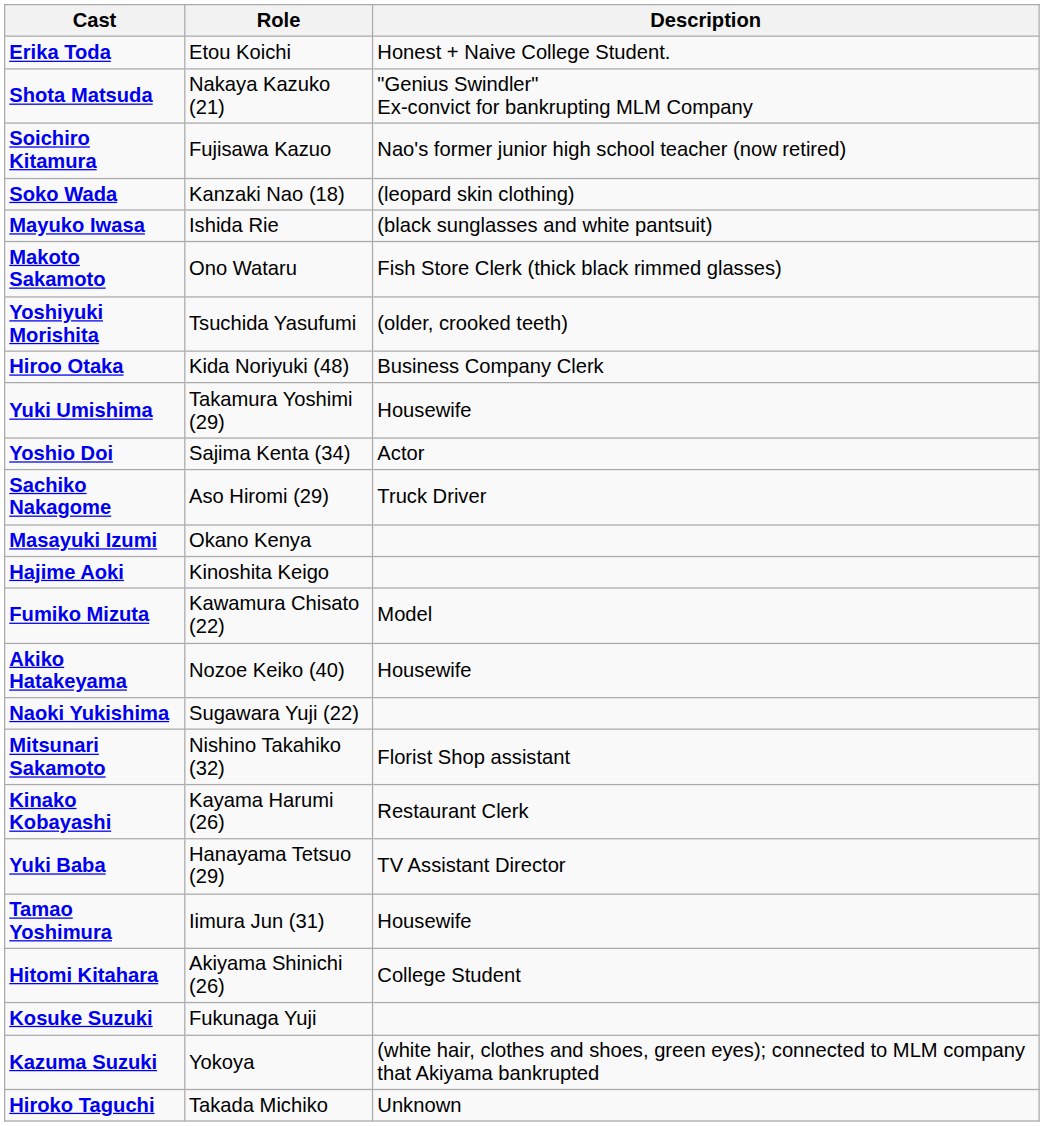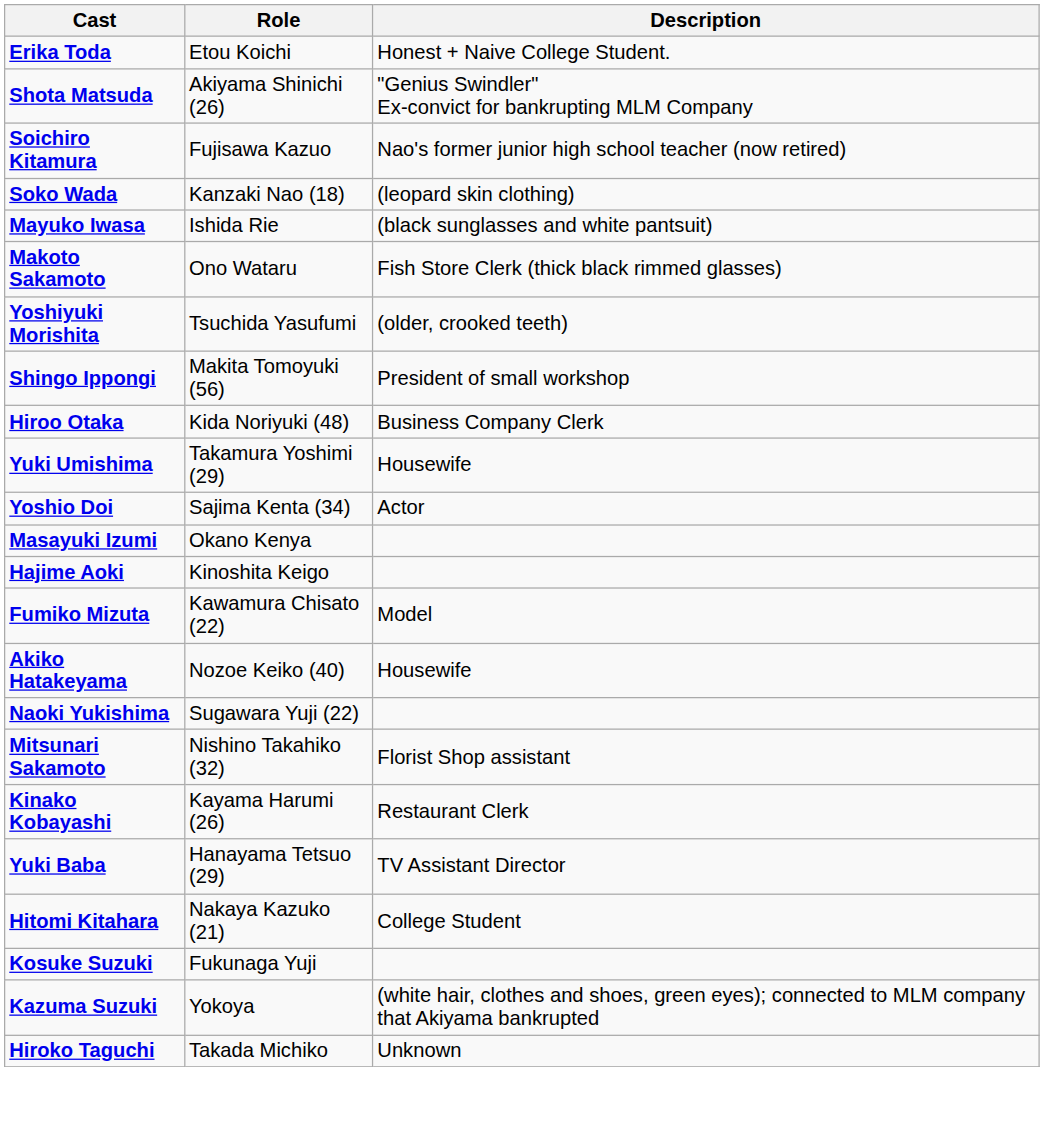(260, 95) Nakaya Kazuko (21) -> (266, 95) Akiyama Shinichi (26)
+ row: (83, 378)
- row: (60, 496)
- row: (61, 920)
(266, 975) Akiyama Shinichi (26) -> (260, 920) Nakaya Kazuko (21)
